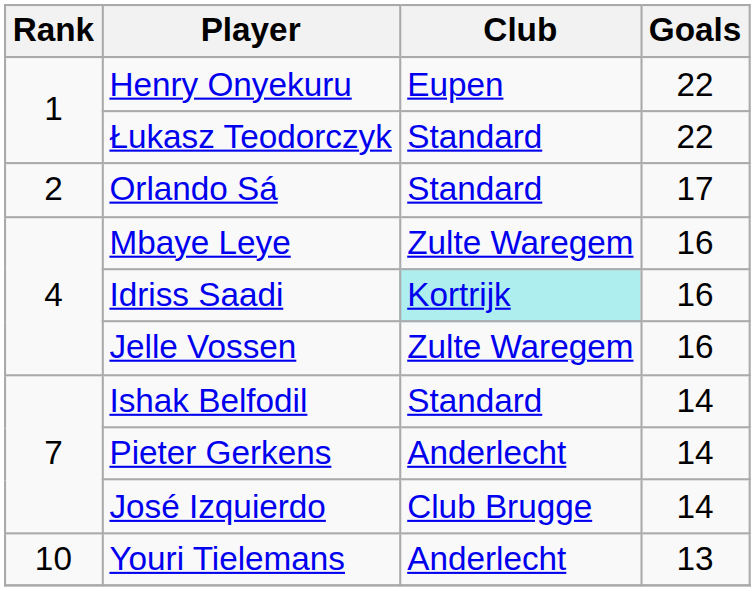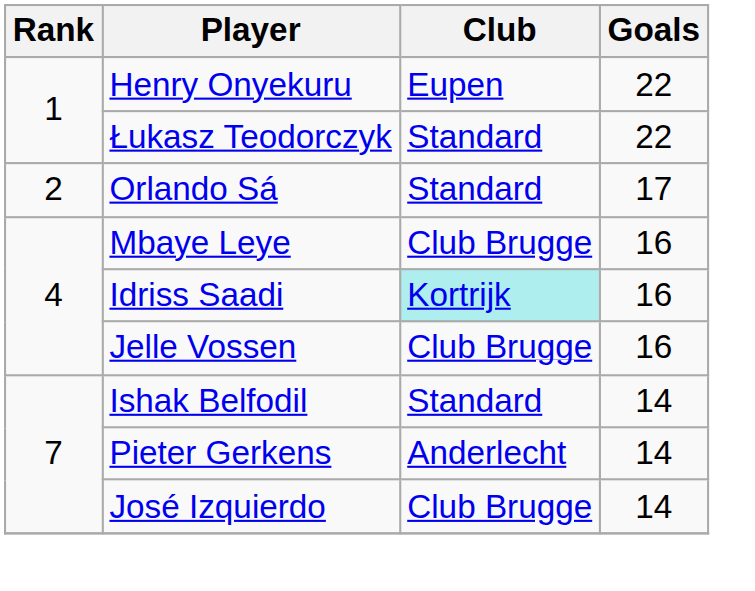(520, 242) Zulte Waregem -> (500, 242) Club Brugge
(520, 347) Zulte Waregem -> (500, 347) Club Brugge
- row: (227, 558)
